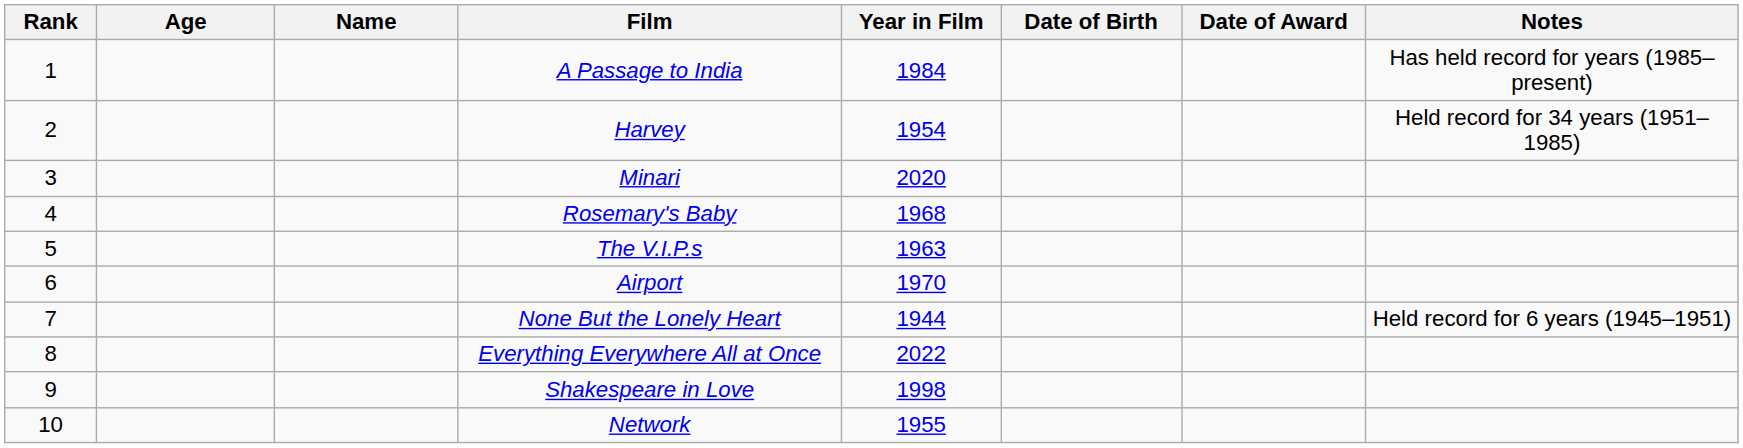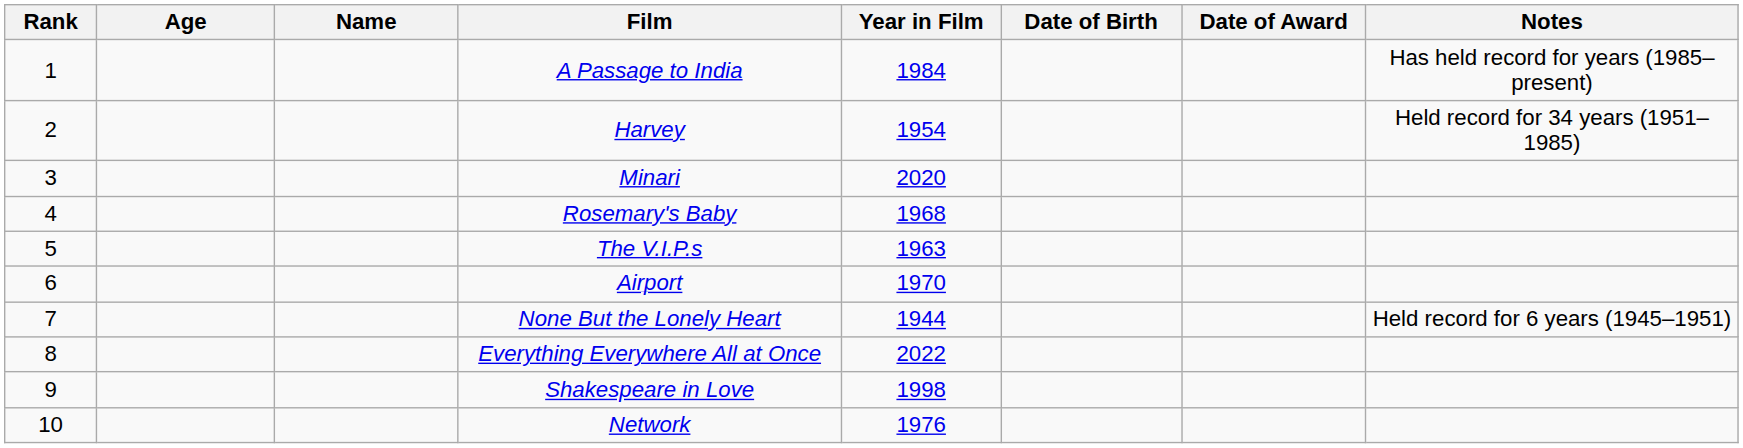(921, 424) 1955 -> (921, 424) 1976
